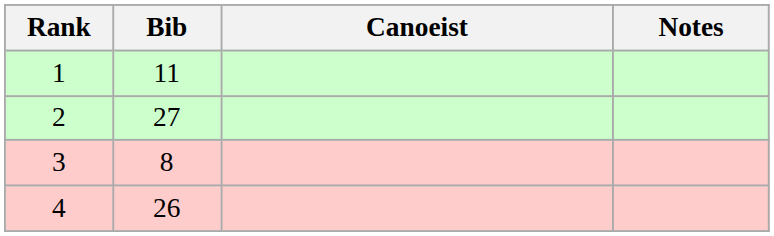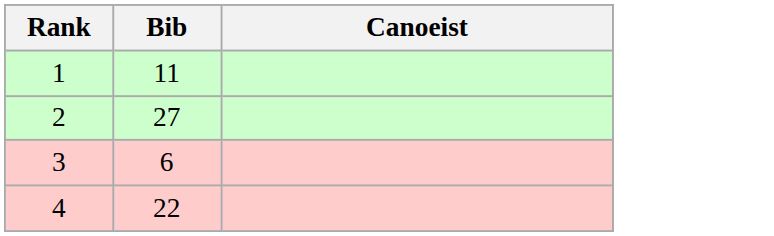- column: (691, 27)
(167, 162) 8 -> (167, 162) 6
(167, 207) 26 -> (167, 207) 22
